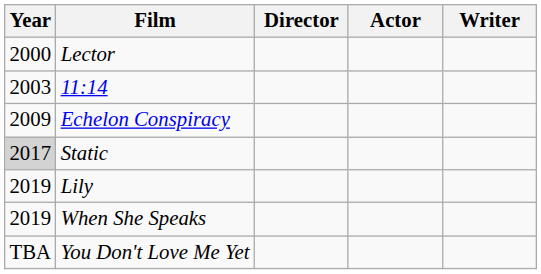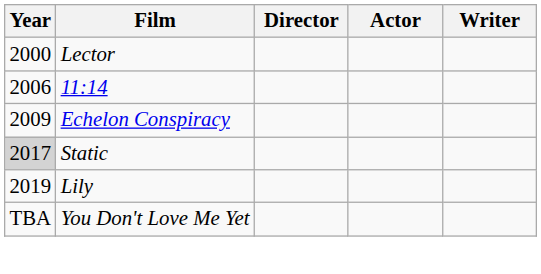(30, 86) 2003 -> (30, 86) 2006
- row: (133, 218)
